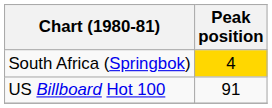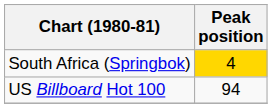(231, 90) 91 -> (231, 90) 94
